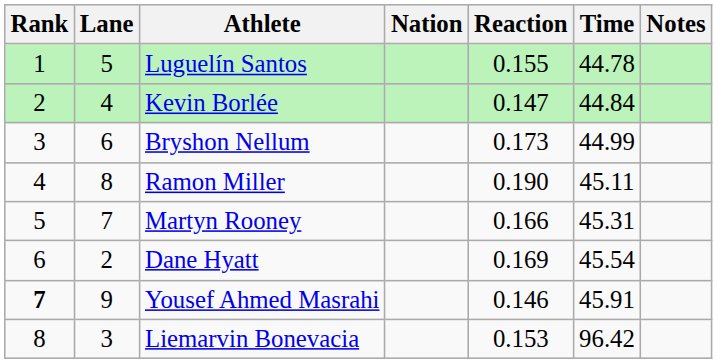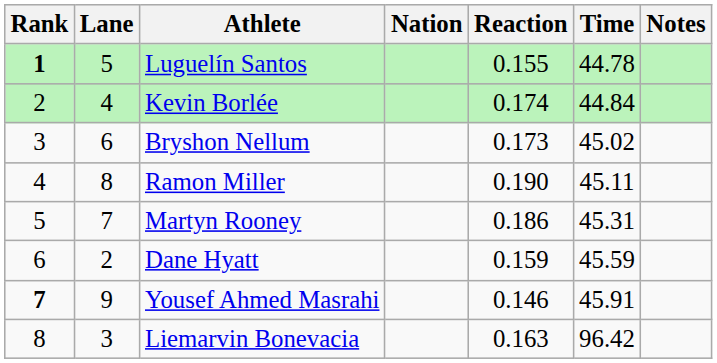(39, 63) normal -> (39, 63) bold
(521, 102) 0.147 -> (521, 102) 0.174
(607, 142) 44.99 -> (607, 142) 45.02
(521, 220) 0.166 -> (521, 220) 0.186
(521, 260) 0.169 -> (521, 260) 0.159
(607, 260) 45.54 -> (607, 260) 45.59
(521, 338) 0.153 -> (521, 338) 0.163
